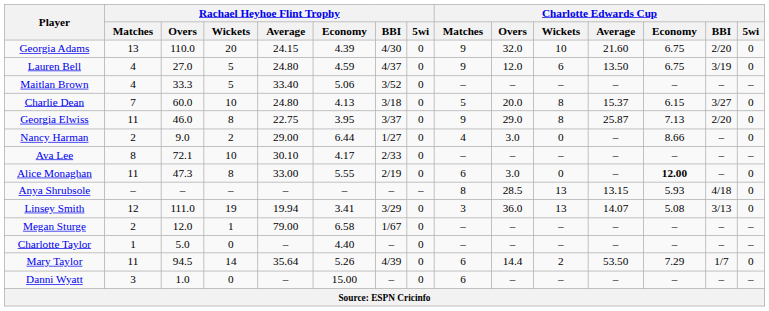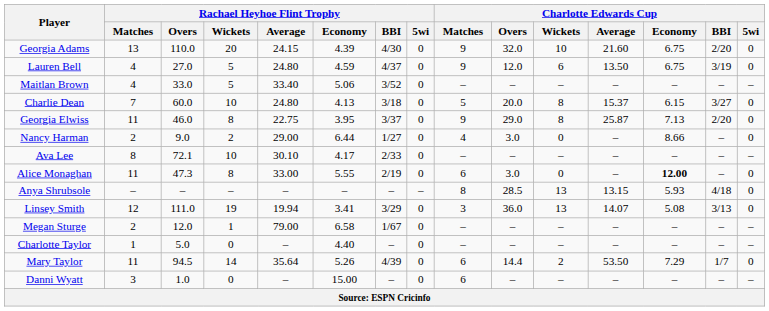(183, 84) 33.3 -> (183, 84) 33.0
